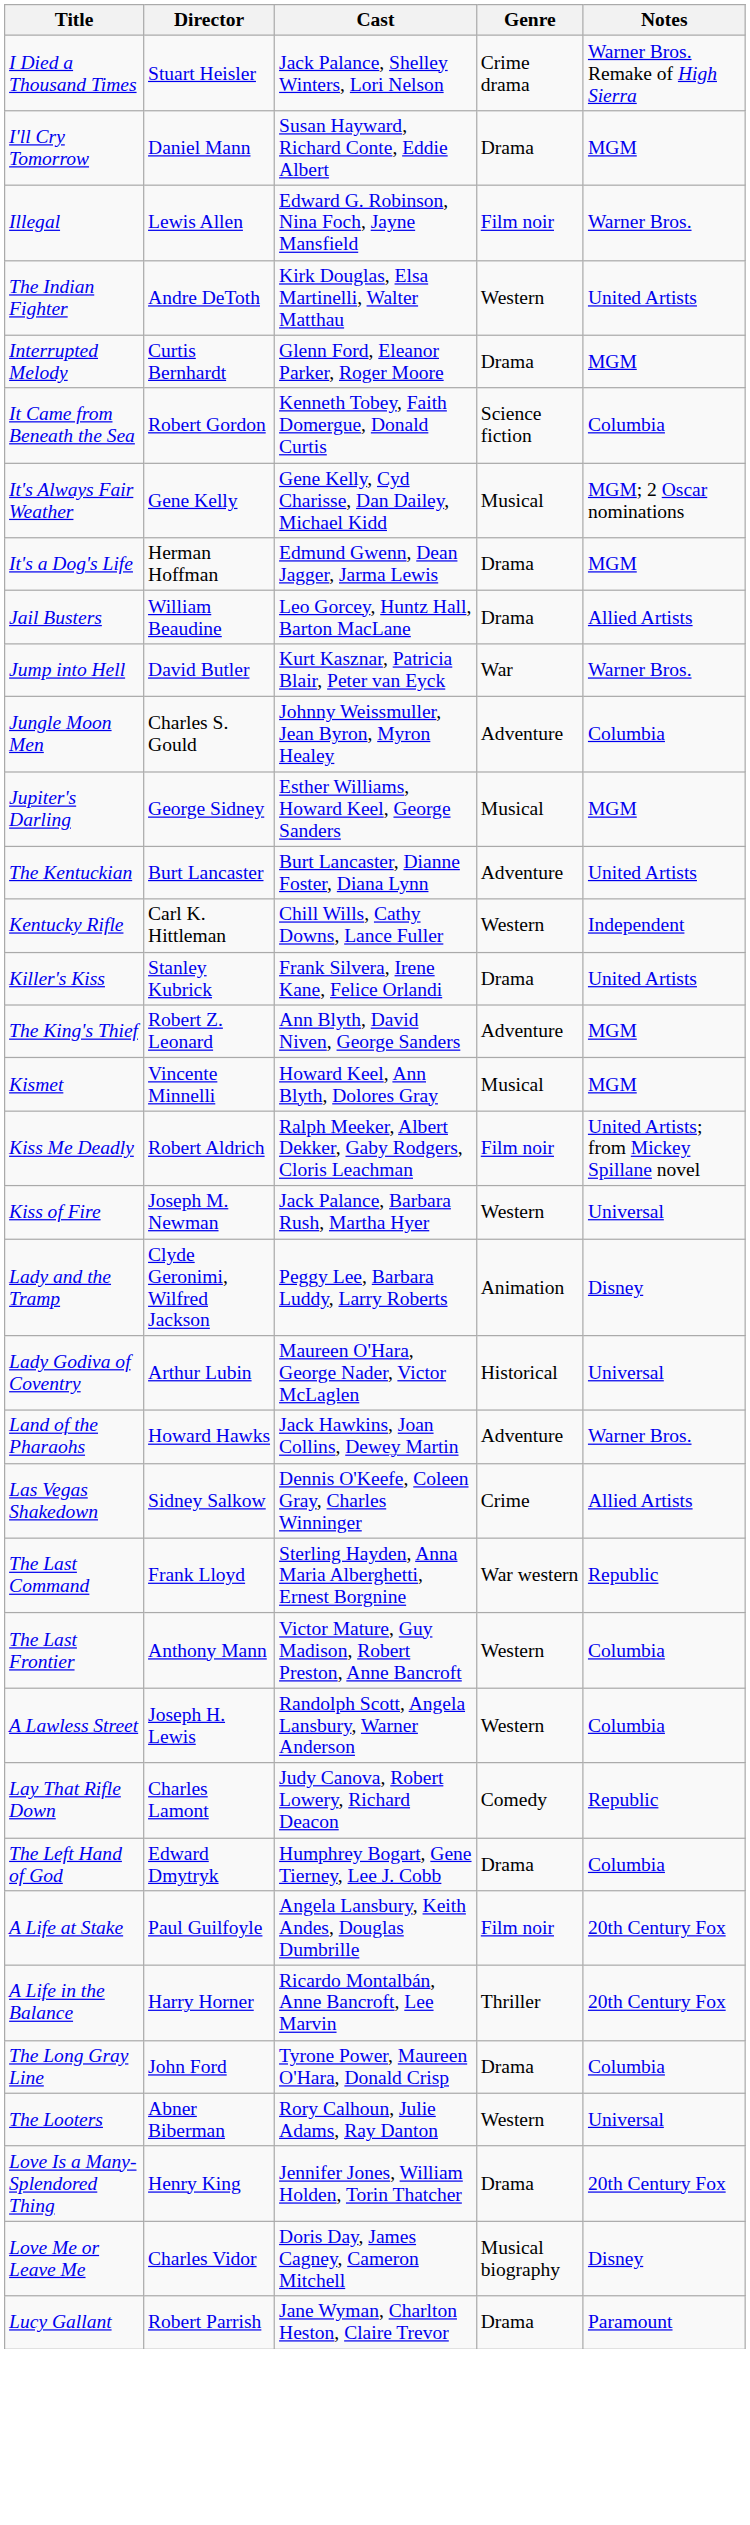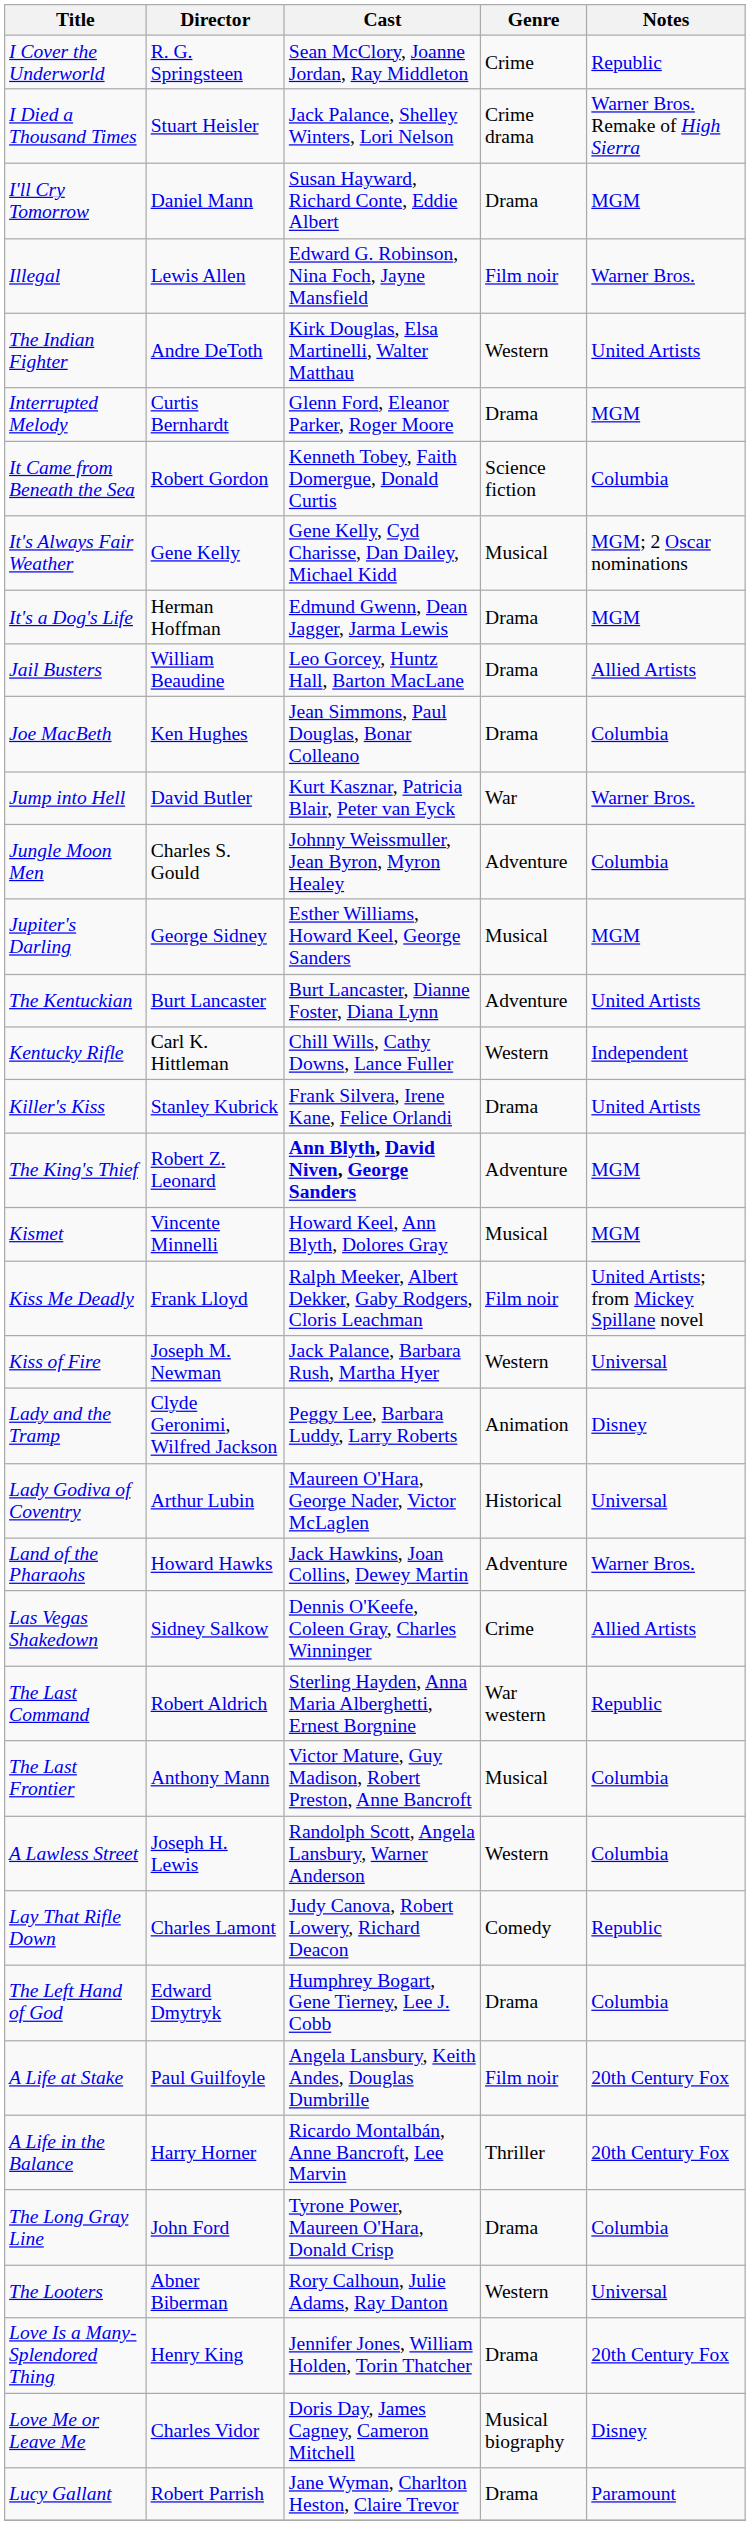+ row: (57, 61)
+ row: (60, 733)
(370, 1031) normal -> (362, 1170) bold
(206, 1148) Robert Aldrich -> (199, 1297) Frank Lloyd
(197, 1575) Frank Lloyd -> (209, 1703) Robert Aldrich
(513, 1650) Western -> (516, 1778) Musical
